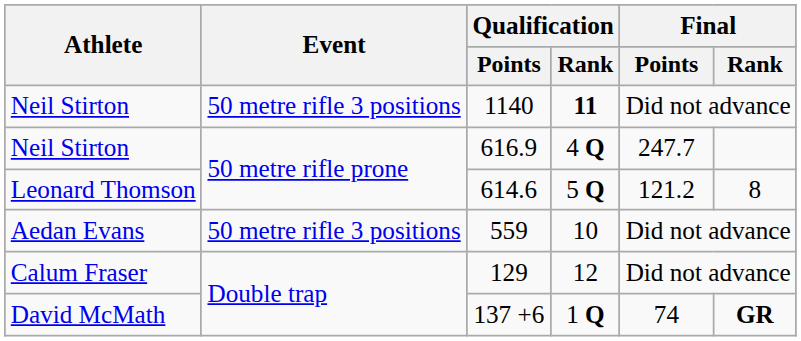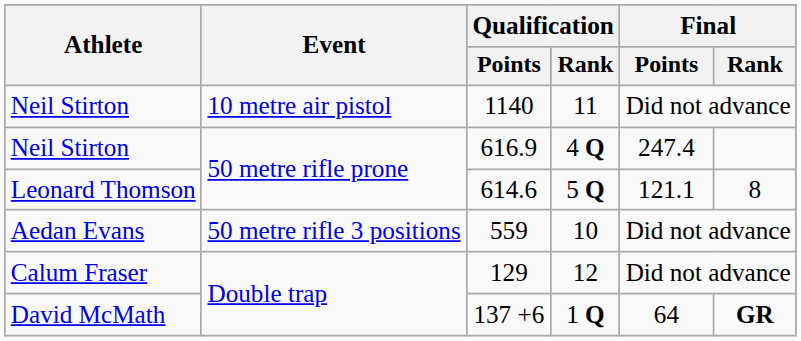(334, 106) 50 metre rifle 3 positions -> (299, 106) 10 metre air pistol
(585, 106) bold -> (585, 106) normal
(666, 148) 247.7 -> (666, 148) 247.4
(666, 189) 121.2 -> (666, 189) 121.1
(666, 314) 74 -> (666, 314) 64
